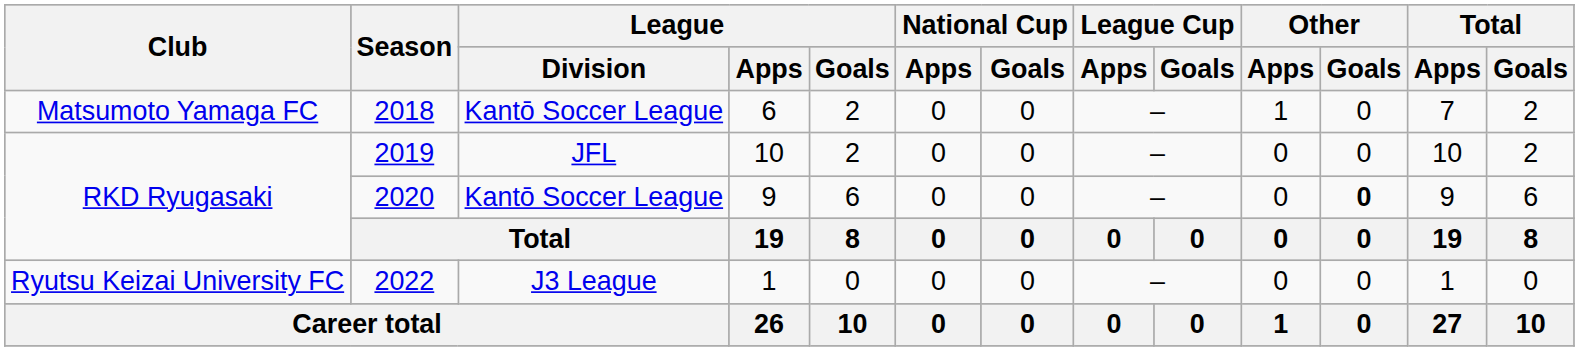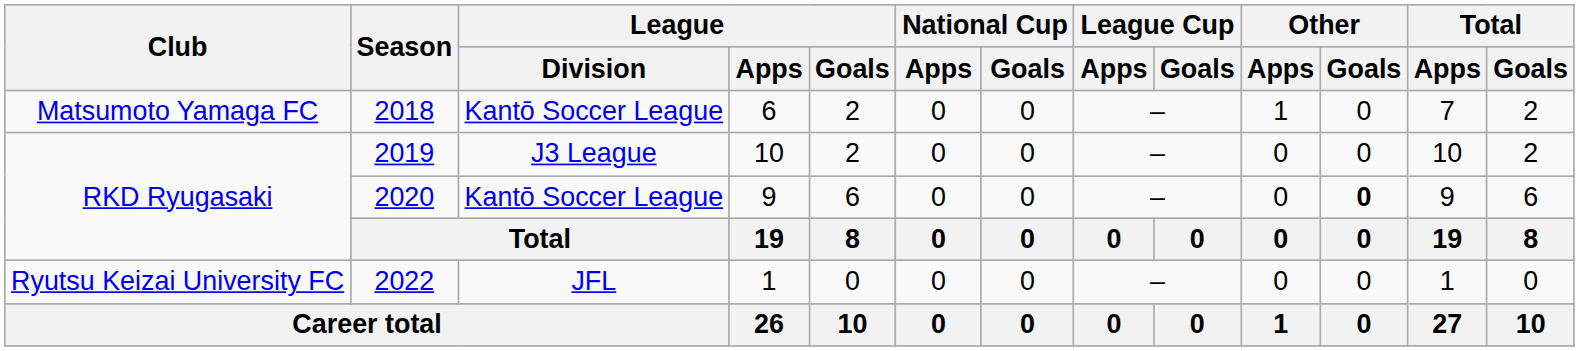(594, 153) JFL -> (594, 153) J3 League
(594, 281) J3 League -> (594, 281) JFL
